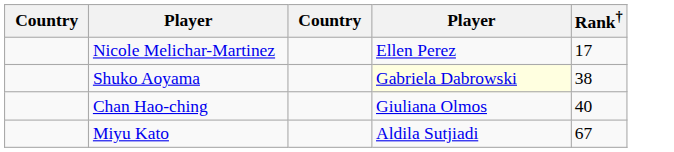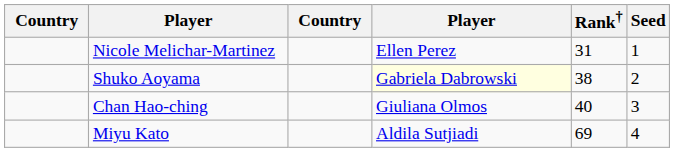+ column: (648, 20)
(584, 50) 17 -> (584, 50) 31
(584, 133) 67 -> (584, 133) 69
